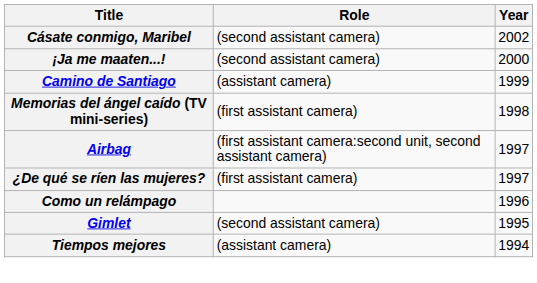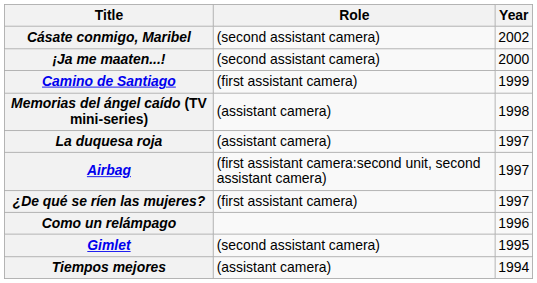(274, 81) (assistant camera) -> (287, 81) (first assistant camera)
(287, 111) (first assistant camera) -> (274, 111) (assistant camera)
+ row: (109, 141)
